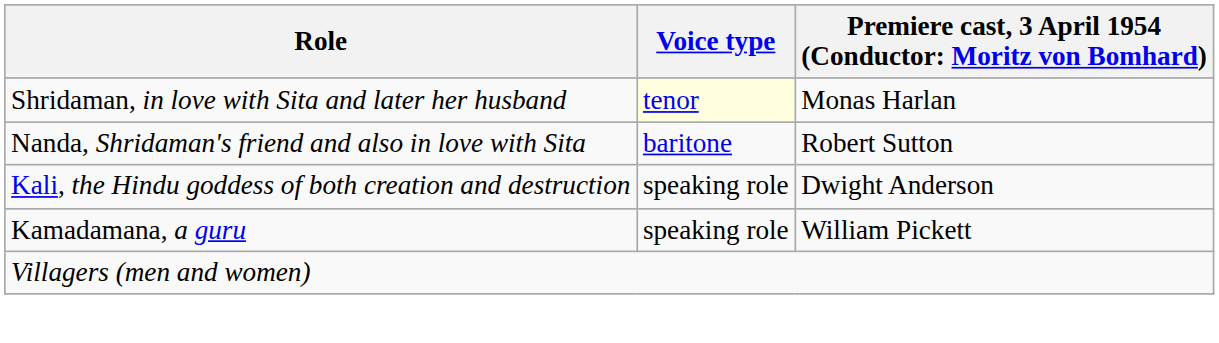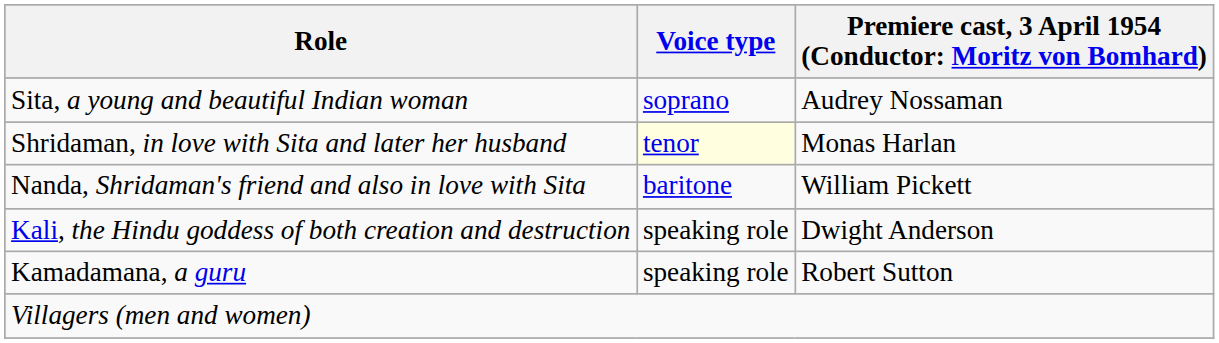+ row: (240, 99)
(877, 142) Robert Sutton -> (886, 186) William Pickett
(886, 229) William Pickett -> (877, 272) Robert Sutton
